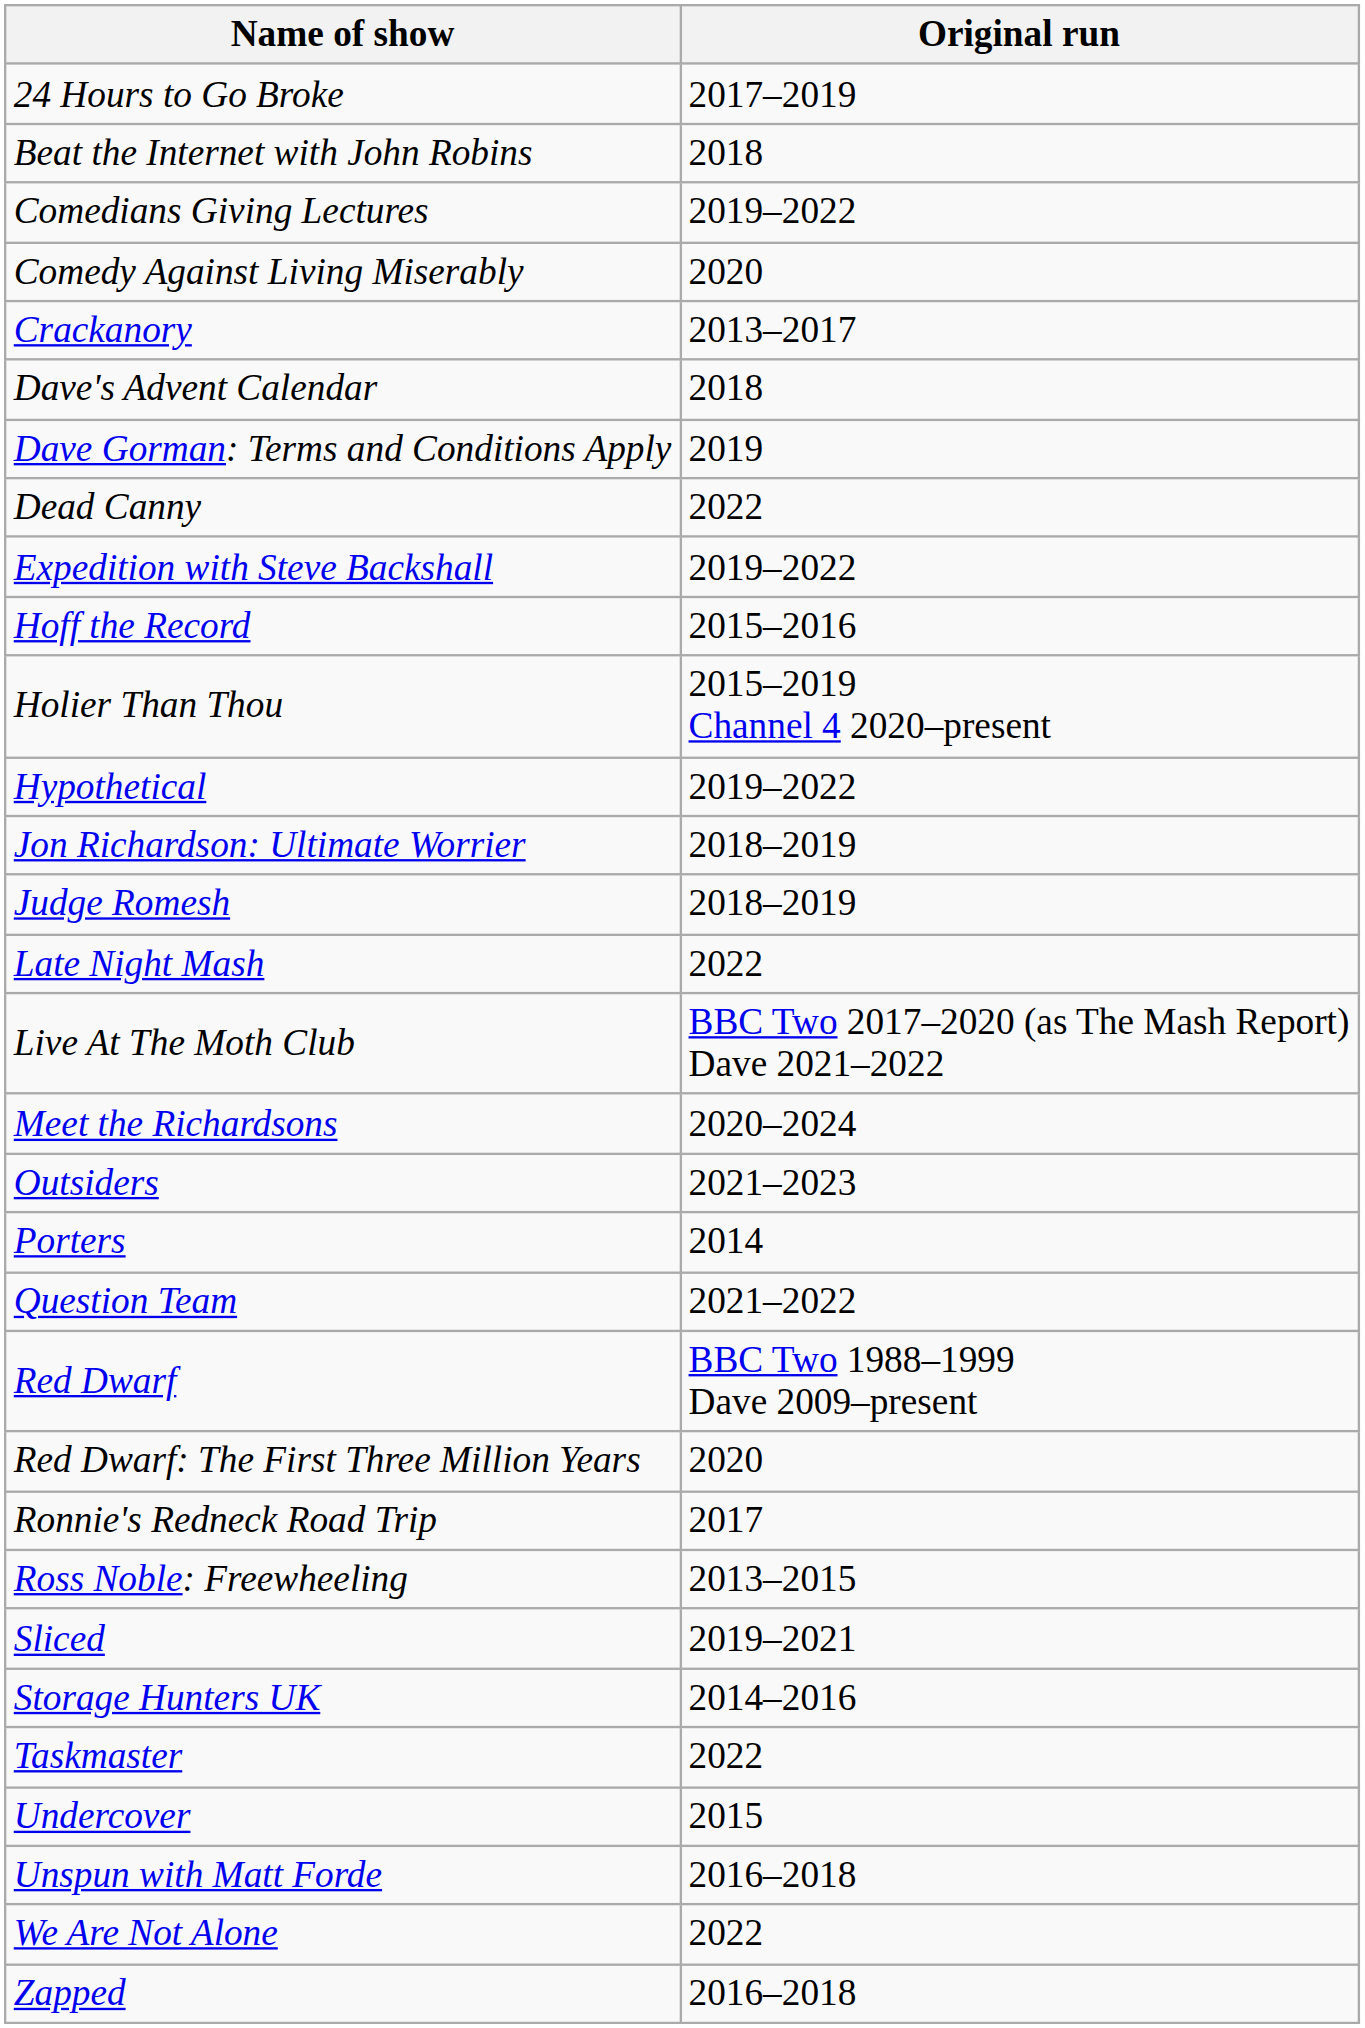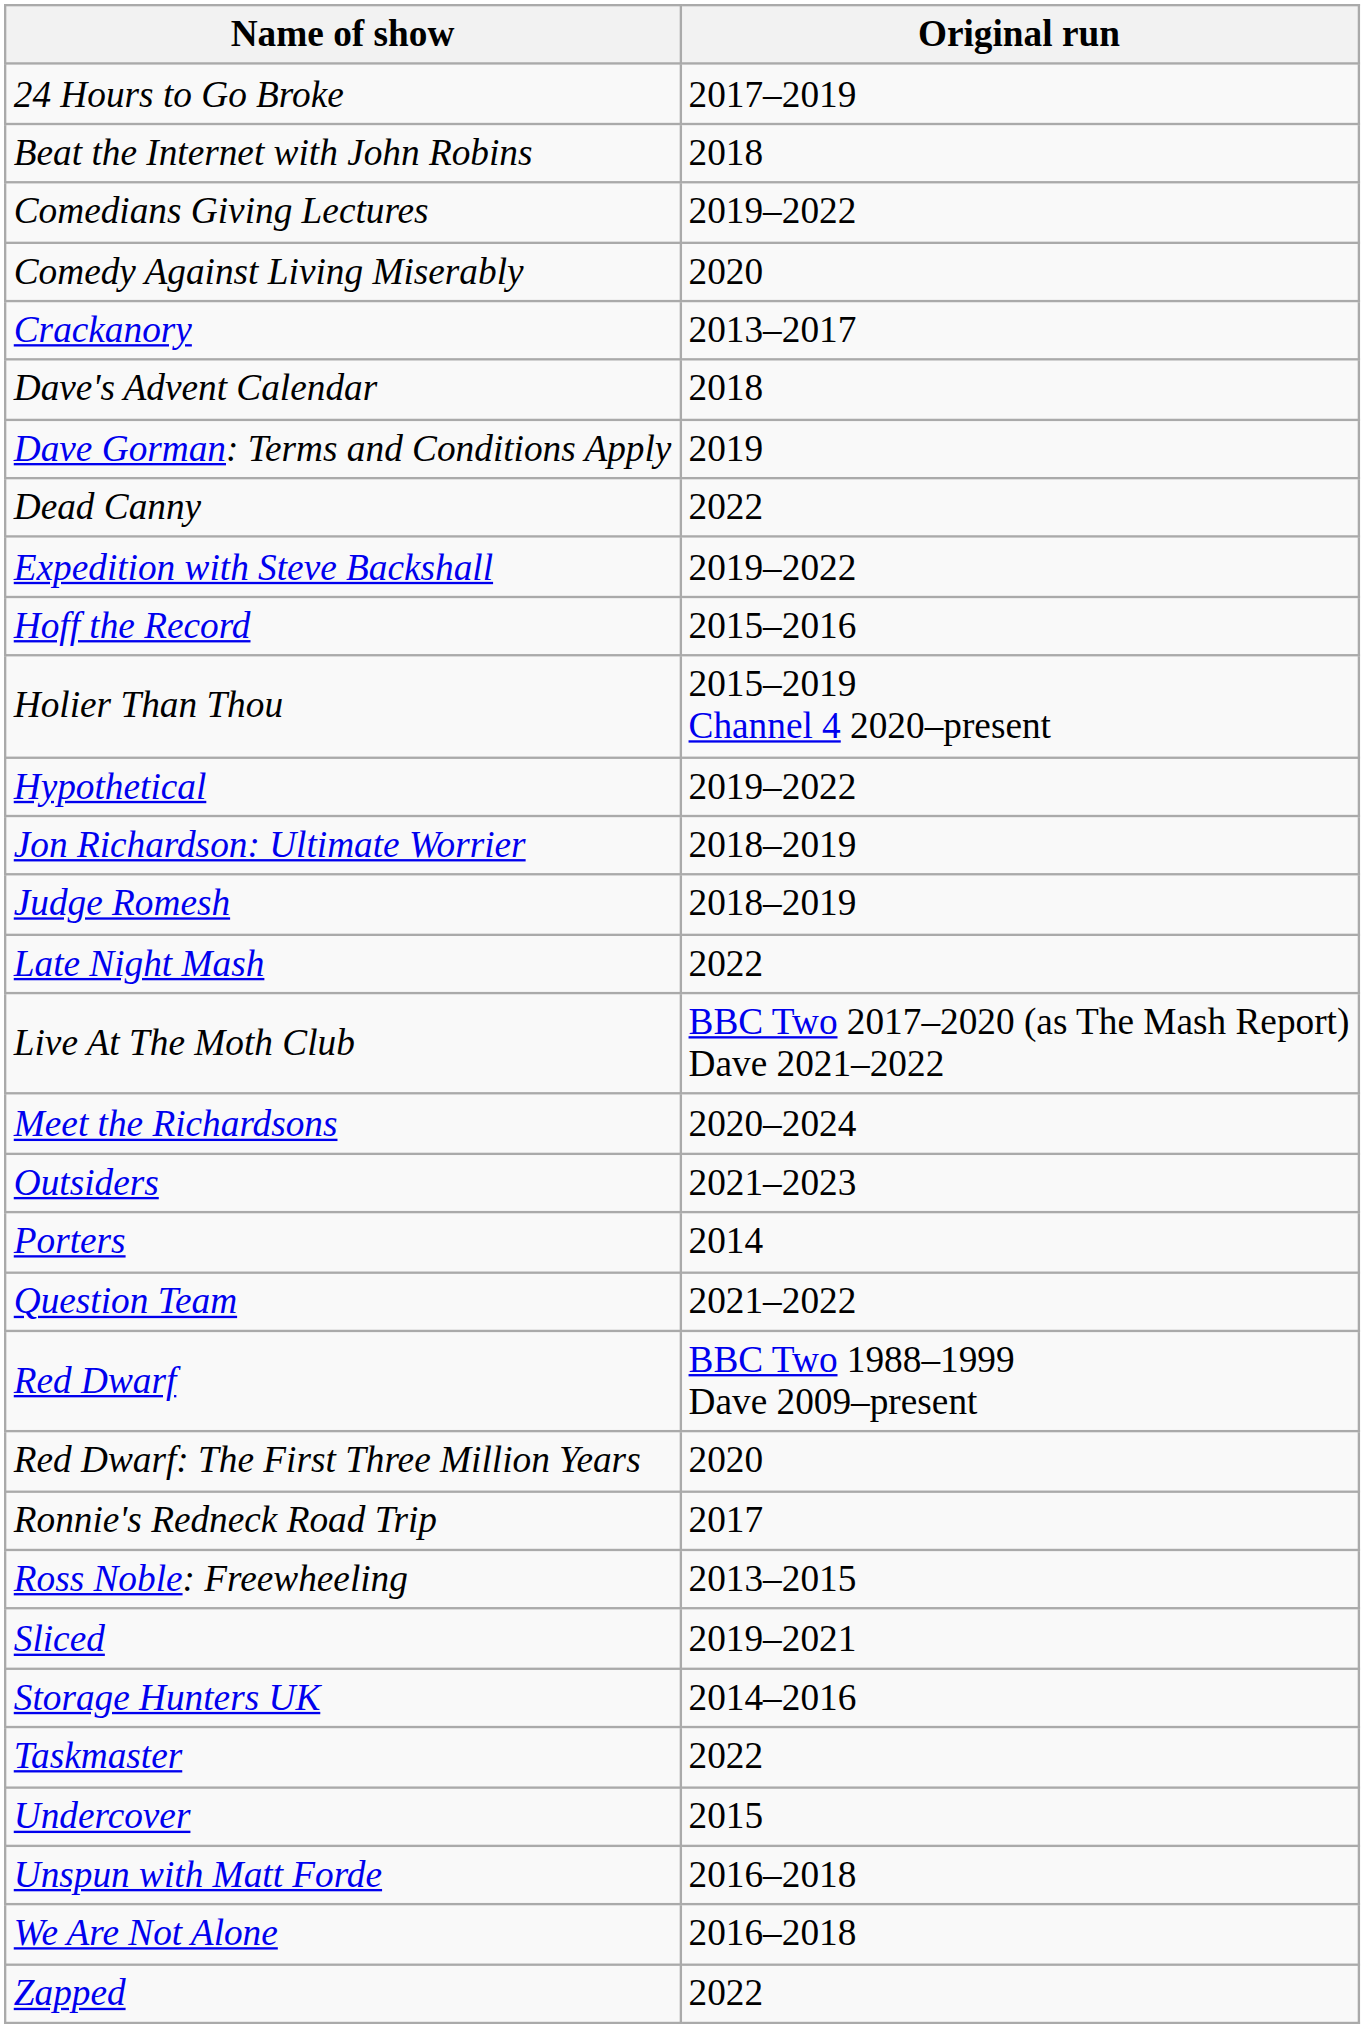(726, 1933) 2022 -> (772, 1933) 2016–2018
(772, 1992) 2016–2018 -> (726, 1992) 2022
